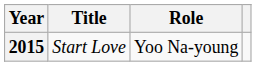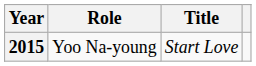columns swapped: (89, 18) <-> (186, 18)
